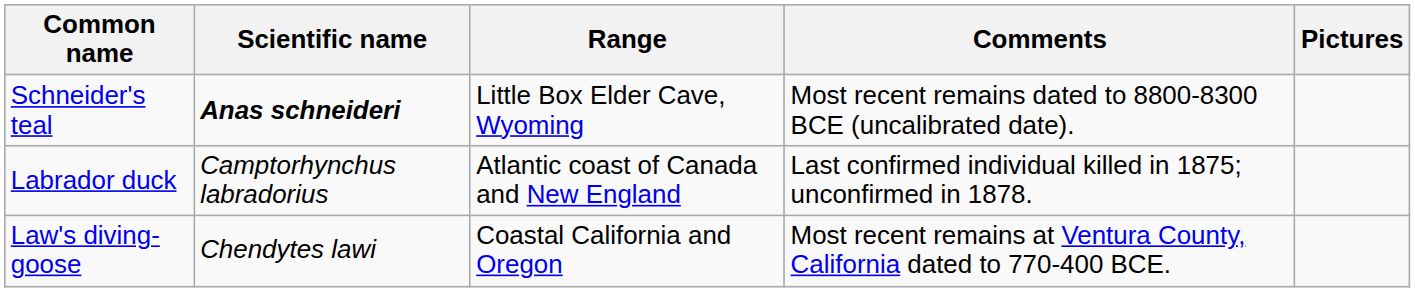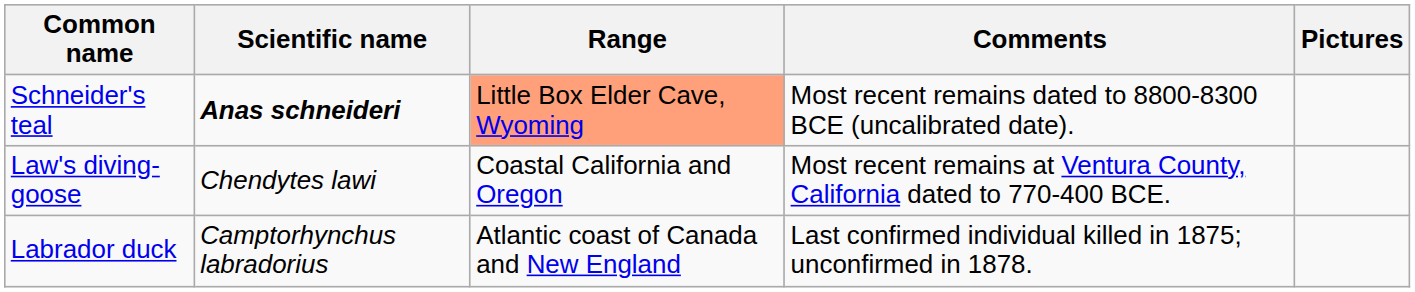(601, 109) no background -> (601, 109) lightsalmon background
rows swapped: (94, 180) <-> (85, 250)
